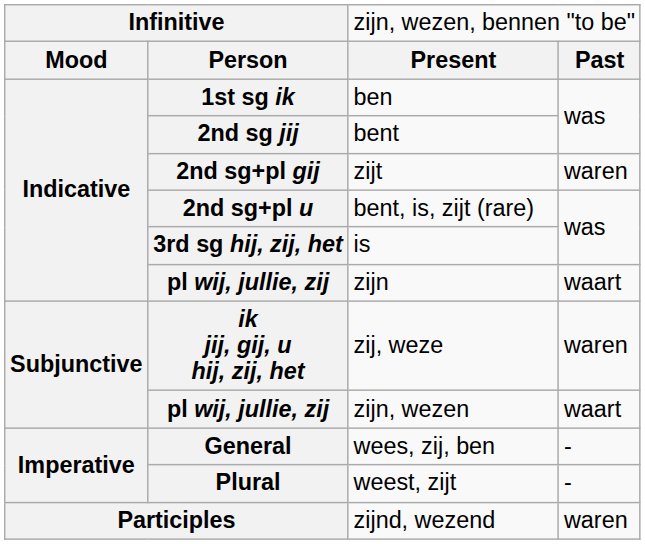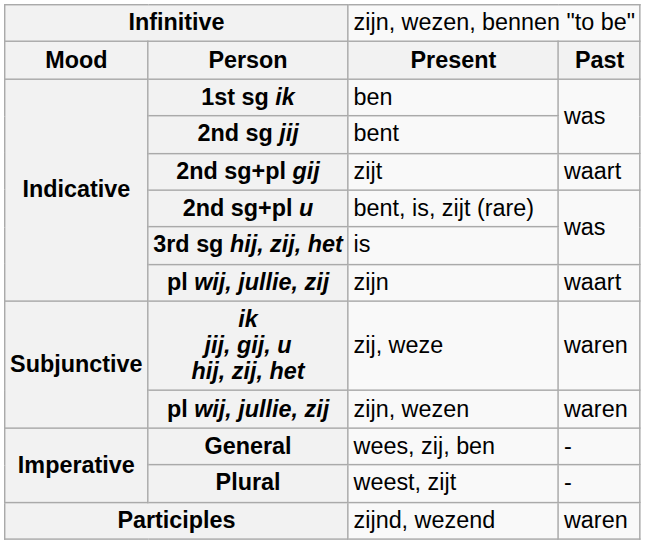(596, 171) waren -> (593, 171) waart
(593, 409) waart -> (596, 409) waren
